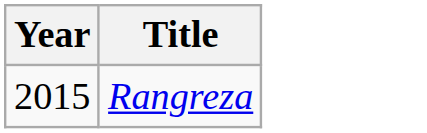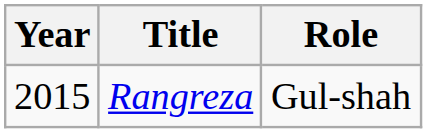+ column: (341, 34)
